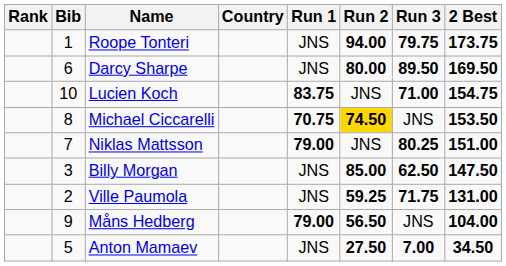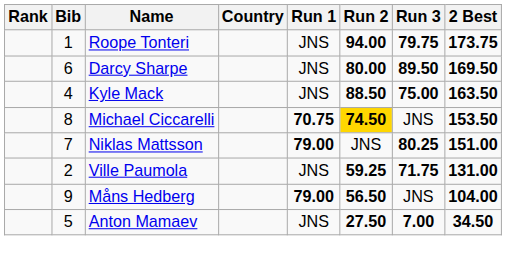+ row: (126, 94)
- row: (133, 94)
- row: (133, 171)
